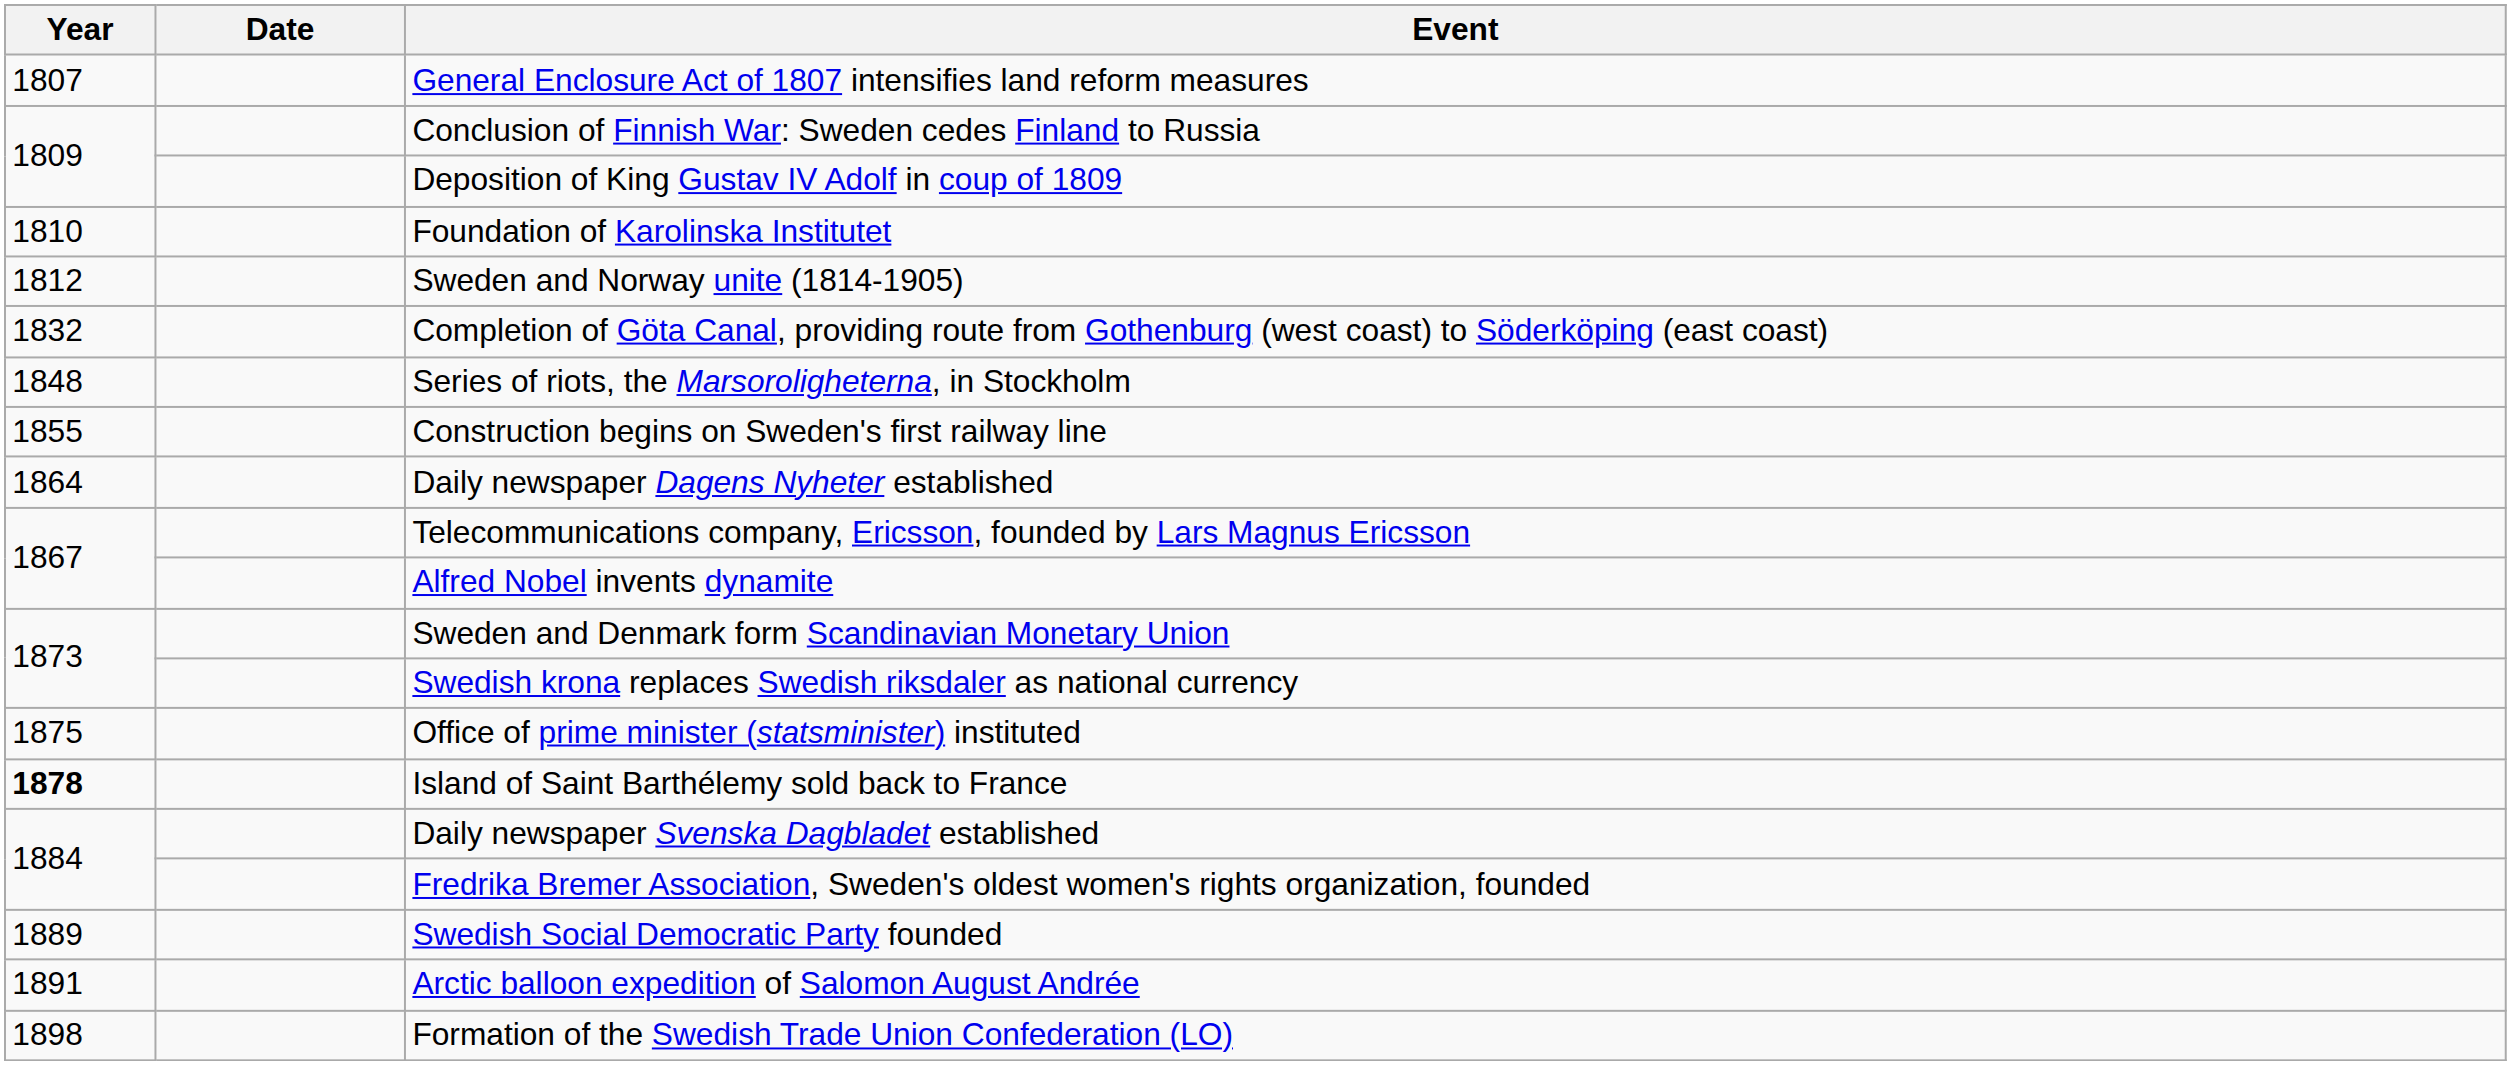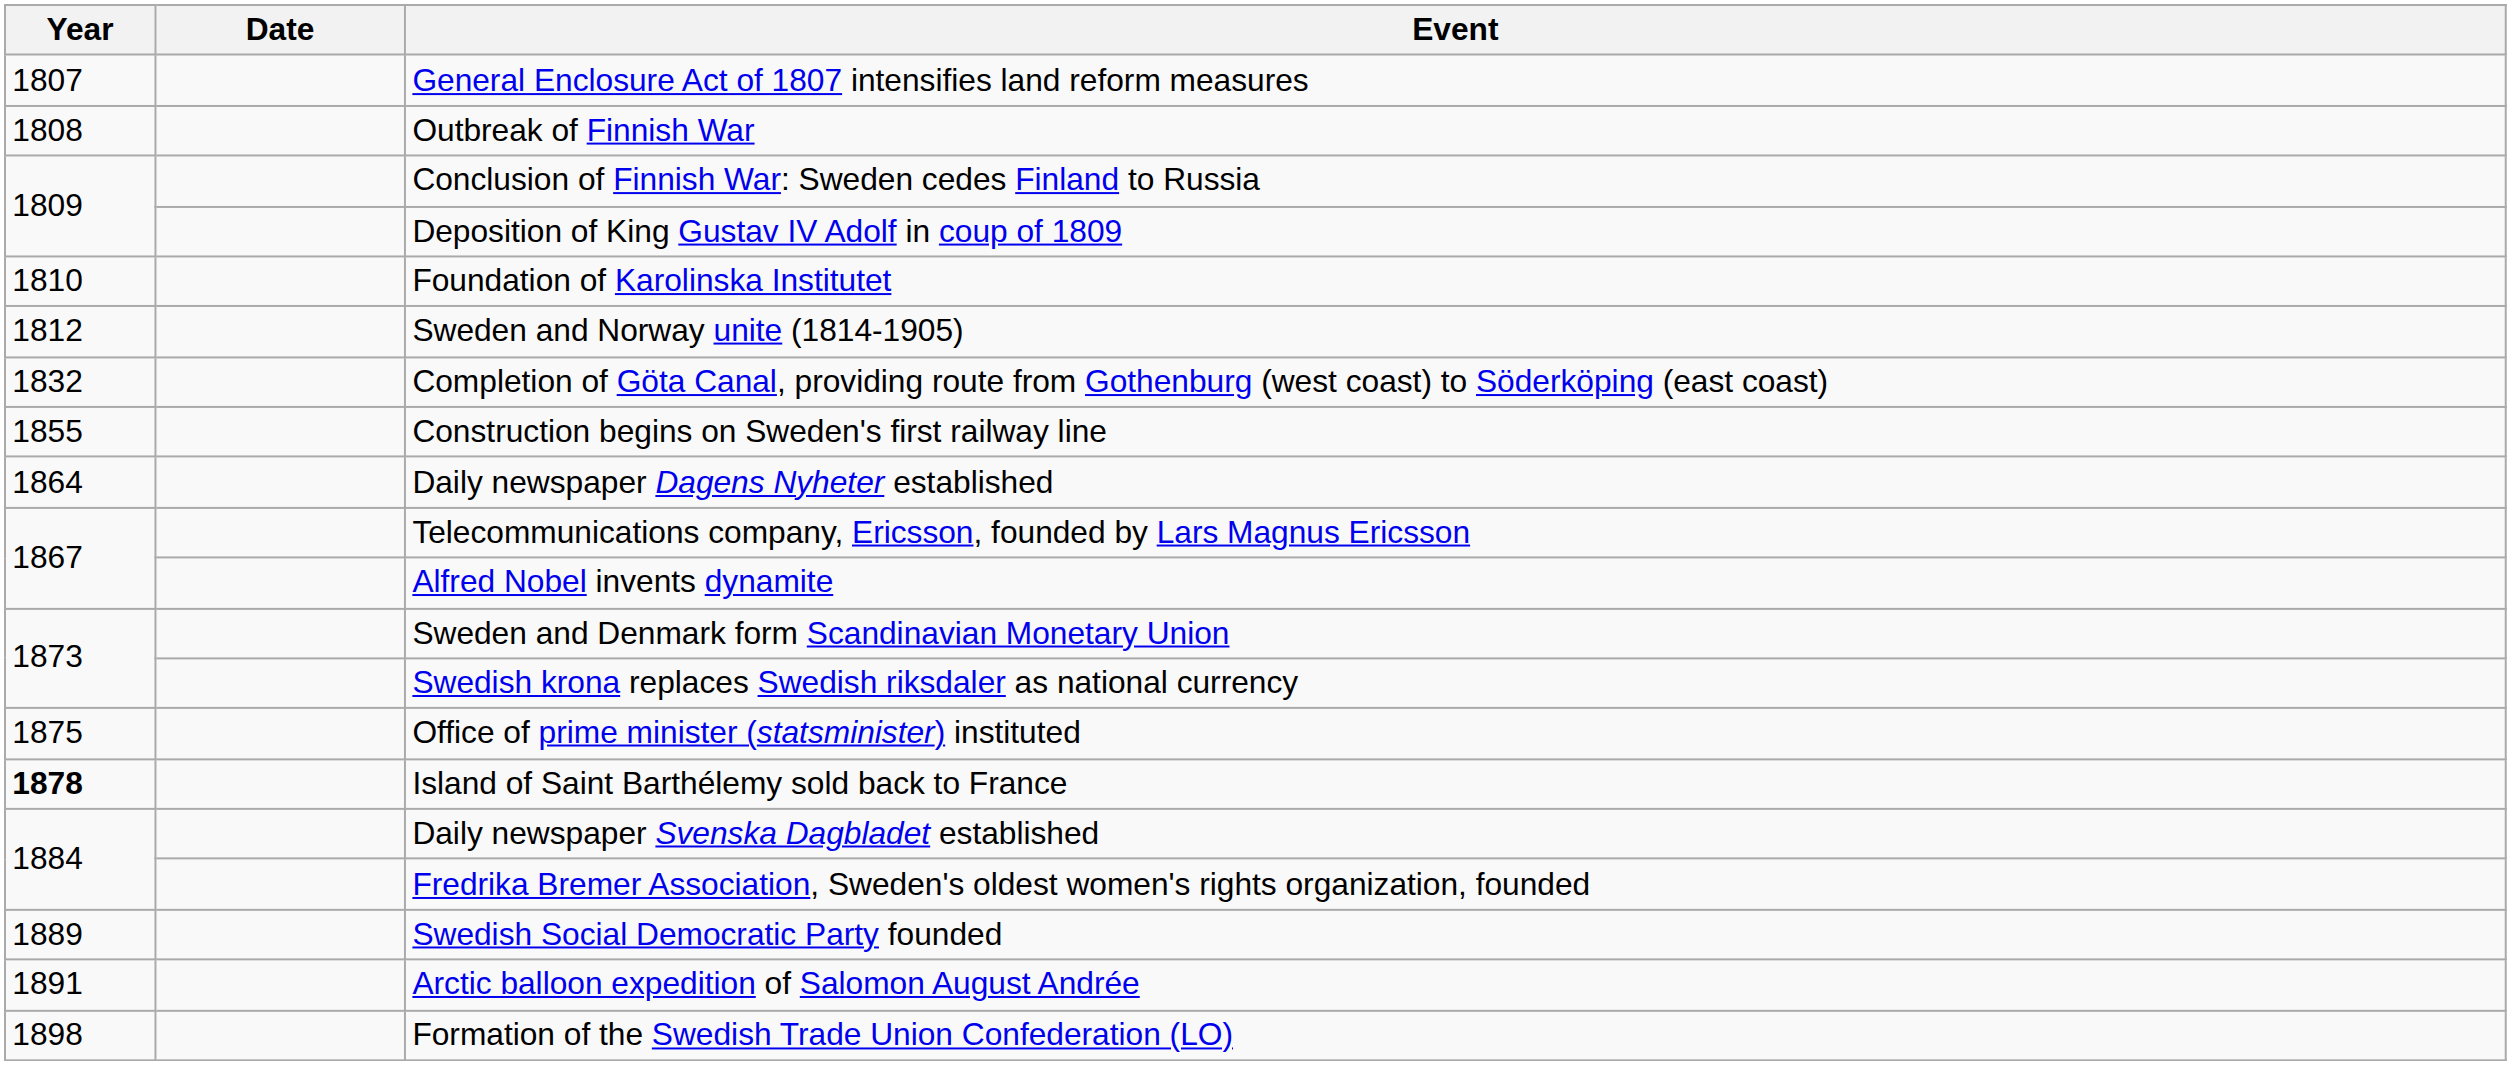+ row: (583, 130)
- row: (772, 381)
